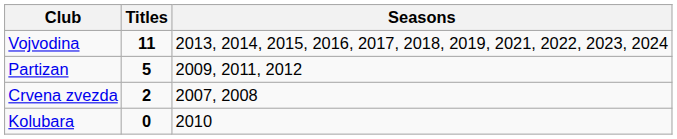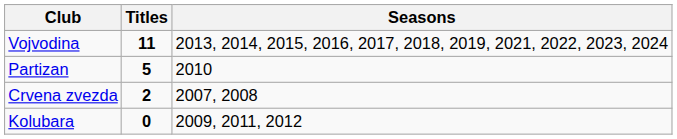(239, 70) 2009, 2011, 2012 -> (194, 70) 2010
(194, 122) 2010 -> (239, 122) 2009, 2011, 2012
